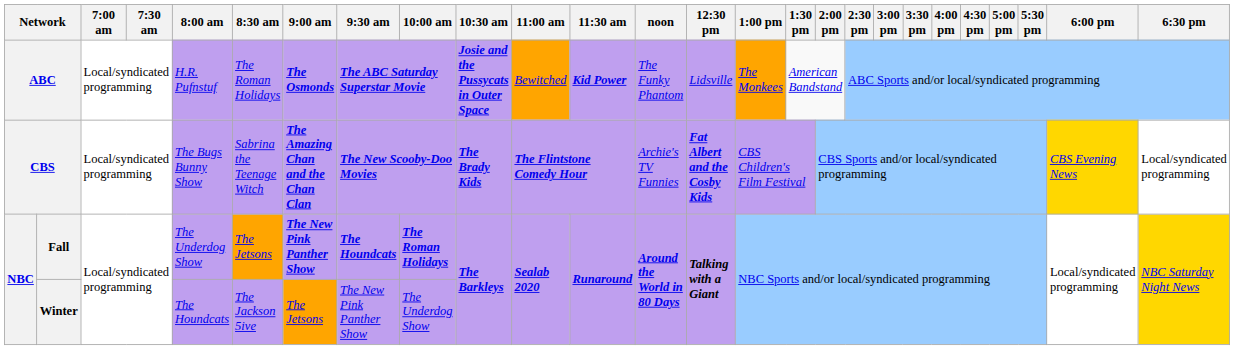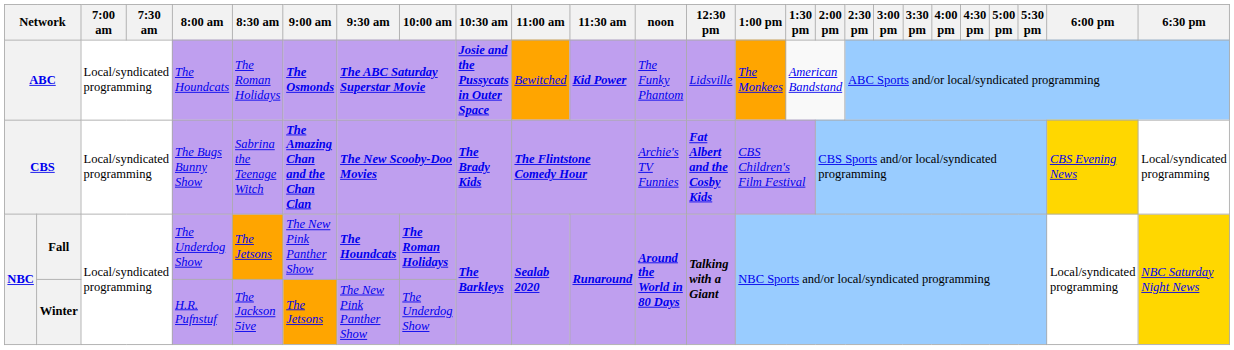(196, 80) H.R. Pufnstuf -> (202, 80) The Houndcats
(309, 247) bold -> (308, 247) normal
(202, 312) The Houndcats -> (196, 312) H.R. Pufnstuf
